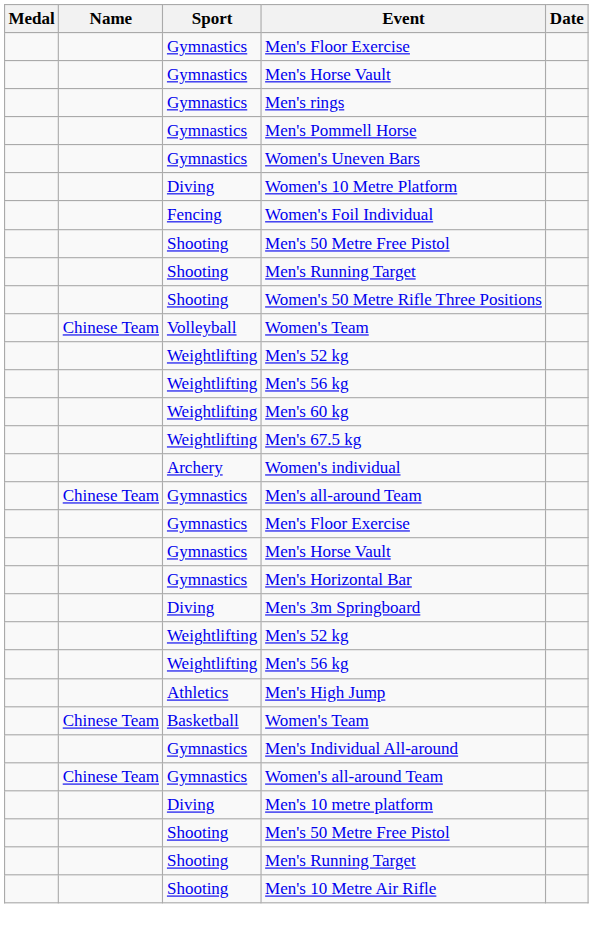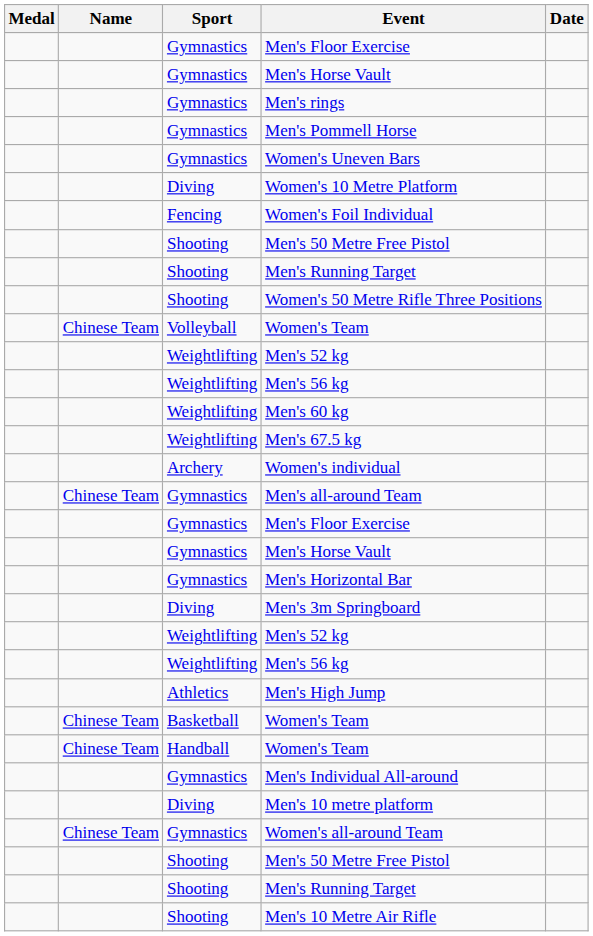+ row: (198, 748)
rows swapped: (207, 776) <-> (191, 804)
